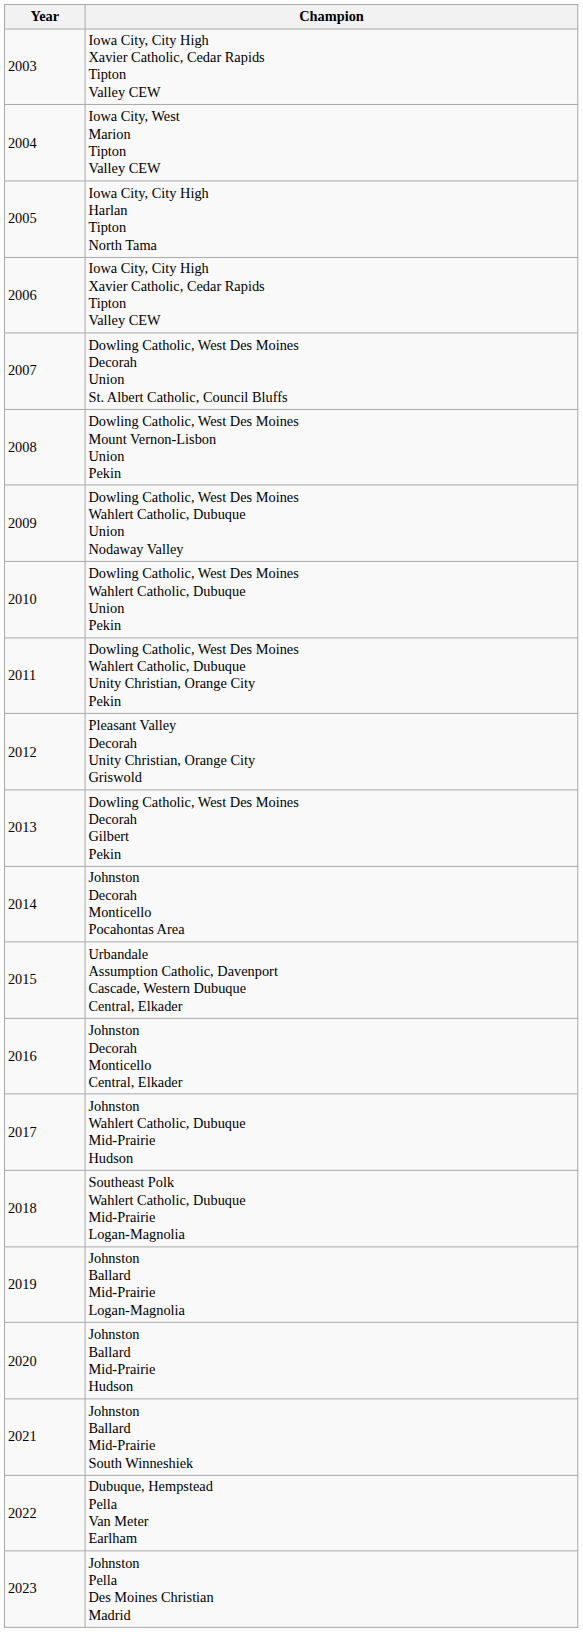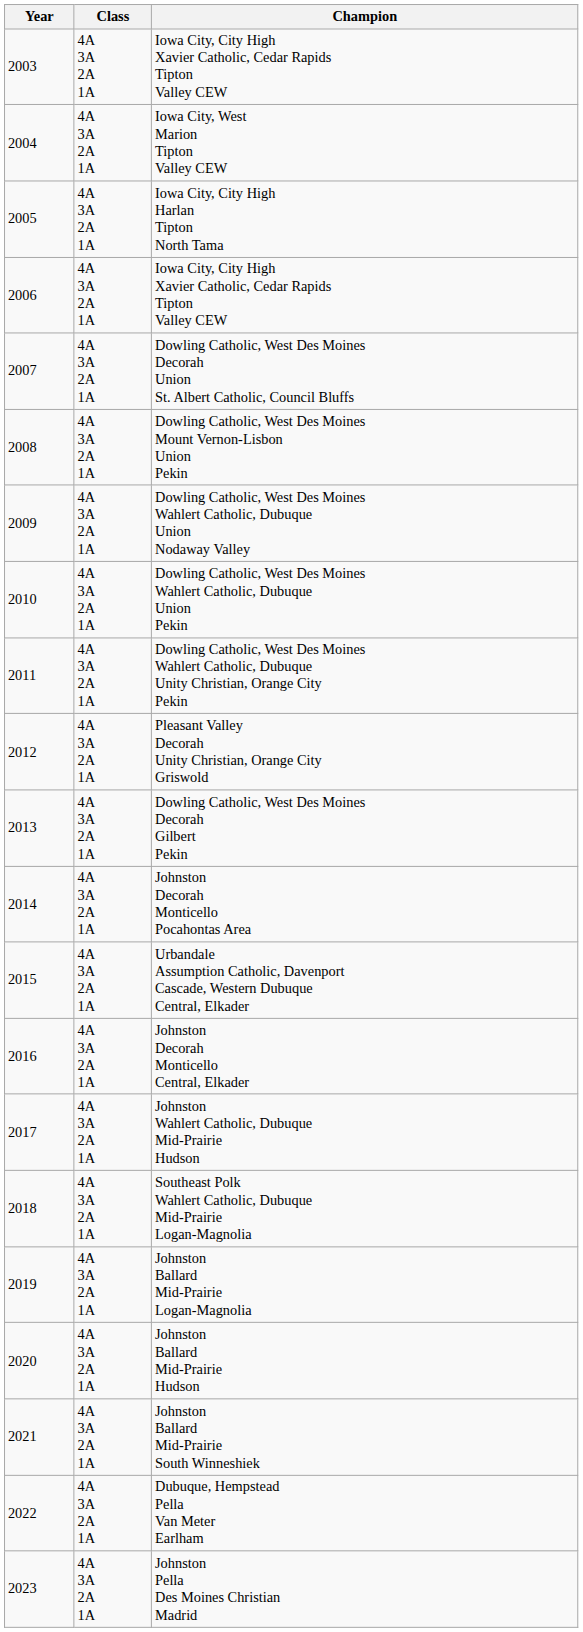+ column: (113, 16)
